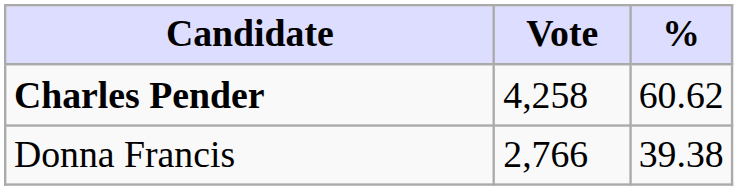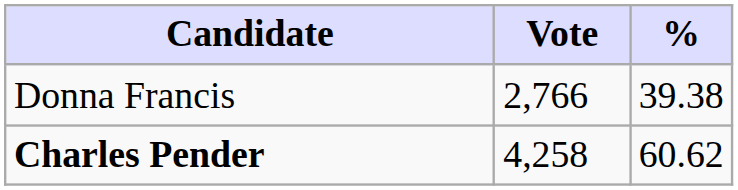rows swapped: (139, 94) <-> (125, 154)
